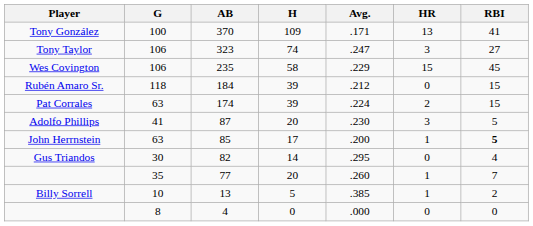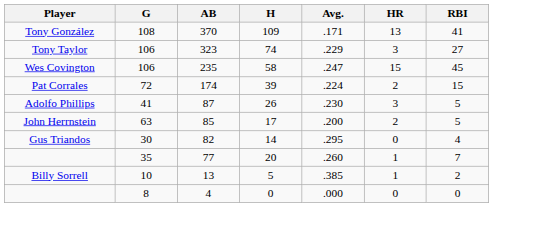(158, 31) 100 -> (146, 31) 108
(360, 49) .247 -> (333, 49) .229
(360, 67) .229 -> (333, 67) .247
- row: (64, 85)
(158, 103) 63 -> (146, 85) 72
(292, 121) 20 -> (271, 103) 26
(427, 139) 1 -> (395, 121) 2
(494, 139) bold -> (458, 121) normal
